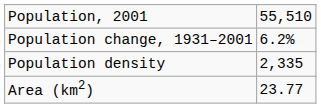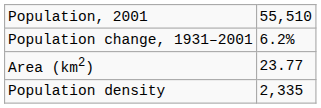rows swapped: (51, 89) <-> (87, 64)
